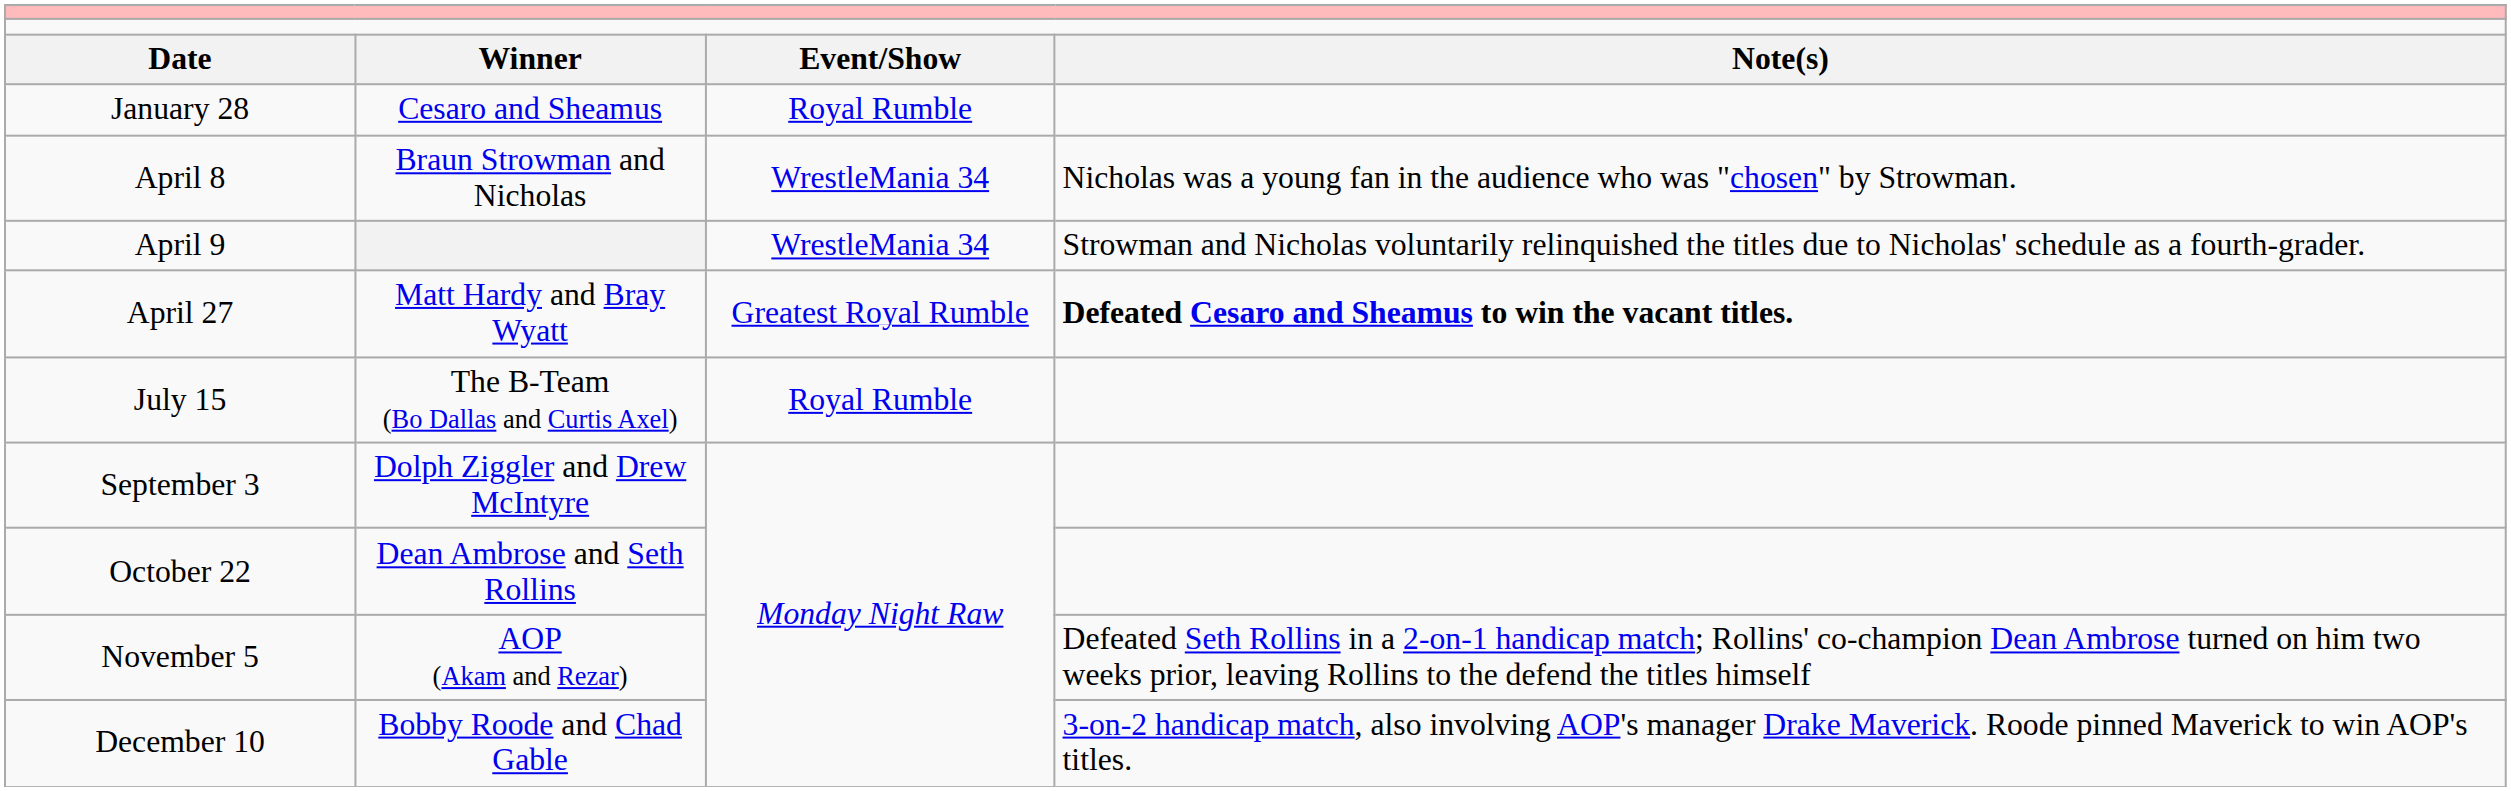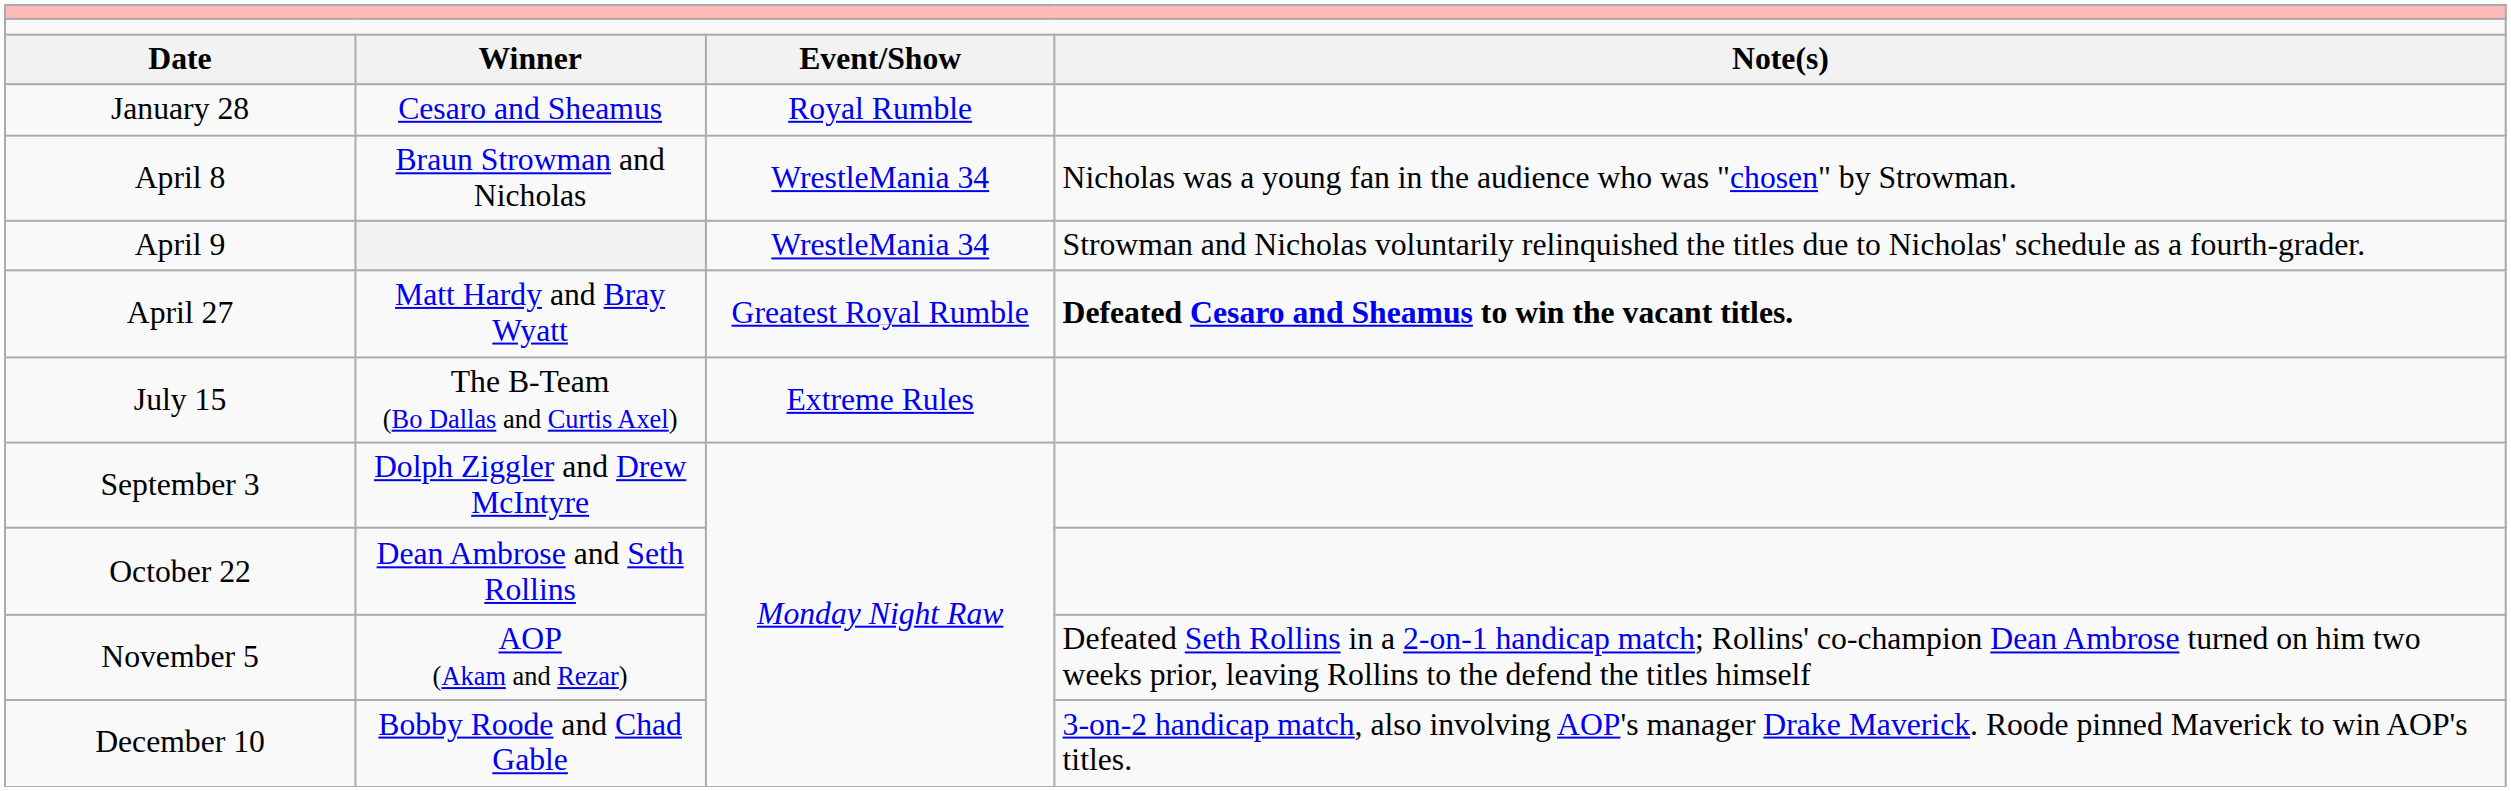(880, 399) Royal Rumble -> (880, 399) Extreme Rules
